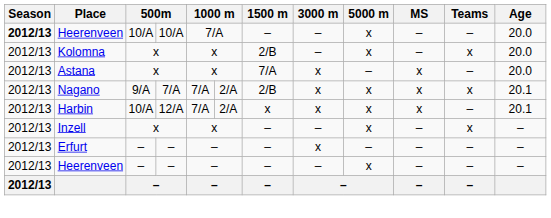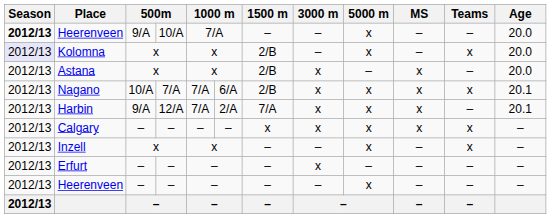(141, 33) 10/A -> (141, 33) 9/A
(30, 52) no background -> (30, 52) lavender background
(268, 71) 7/A -> (268, 71) 2/B
(141, 90) 9/A -> (141, 90) 10/A
(228, 90) 2/A -> (228, 90) 6/A
(141, 109) 10/A -> (141, 109) 9/A
(268, 109) x -> (268, 109) 7/A
+ row: (78, 128)
